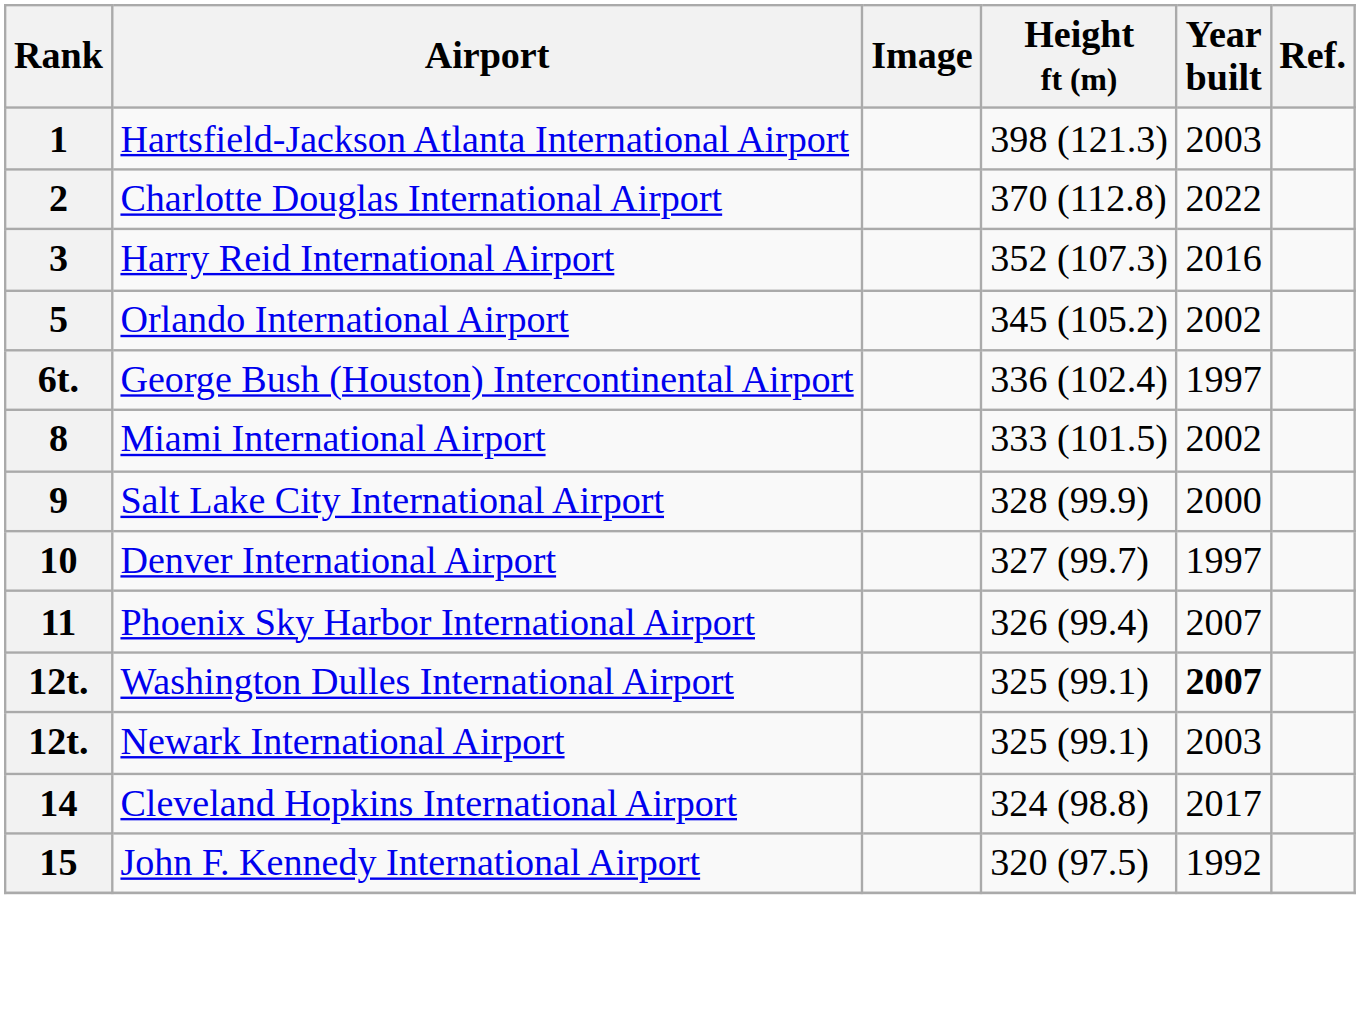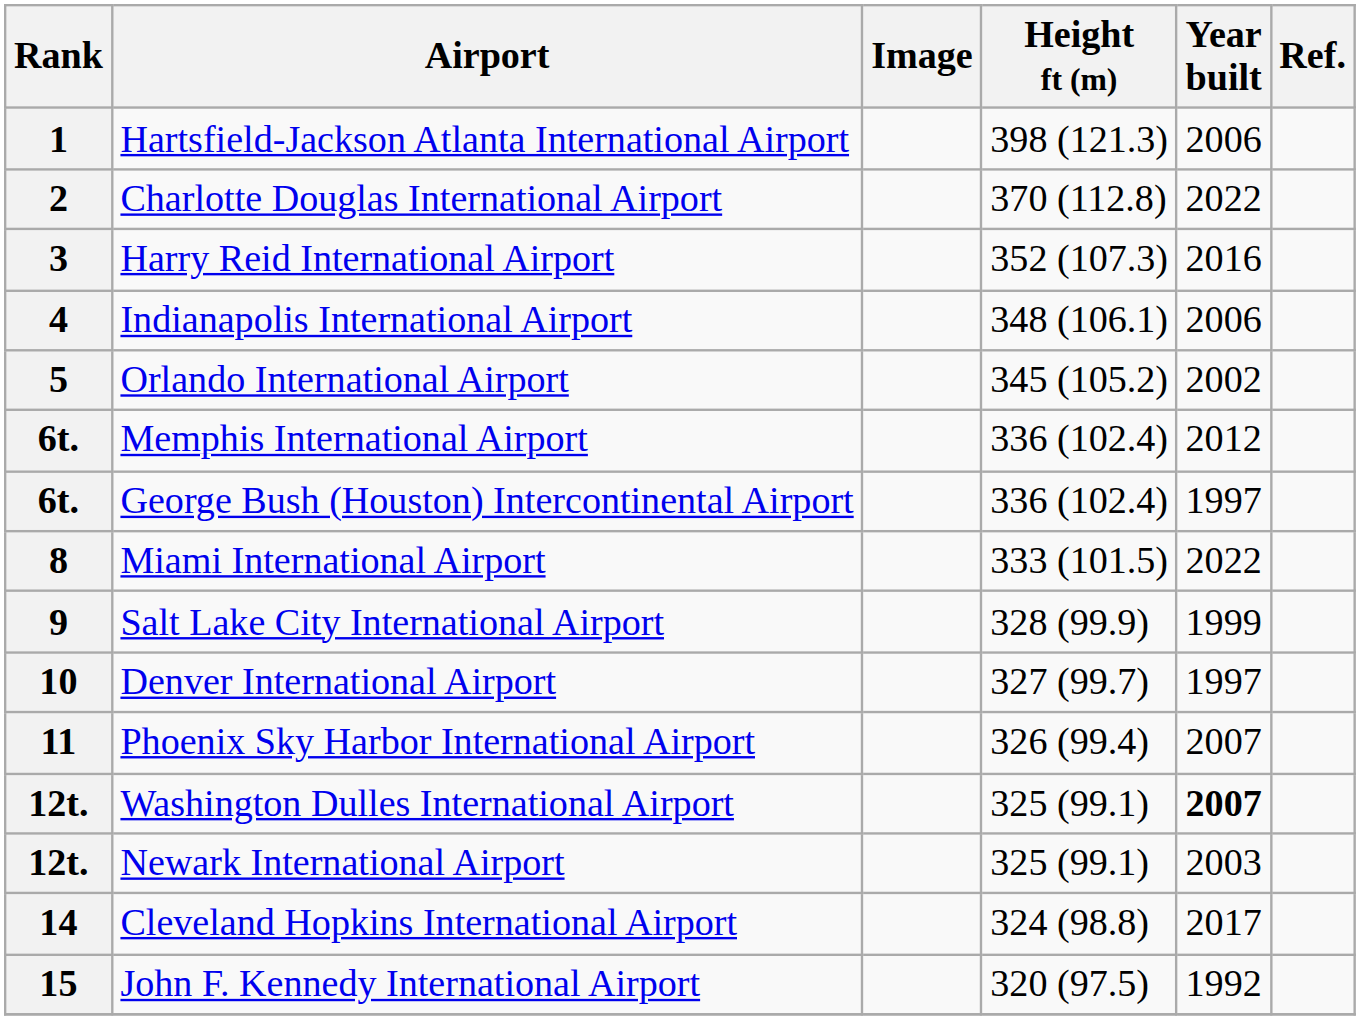(1224, 137) 2003 -> (1224, 137) 2006
+ row: (376, 319)
+ row: (354, 439)
(1224, 439) 2002 -> (1224, 560) 2022
(1224, 500) 2000 -> (1224, 621) 1999
